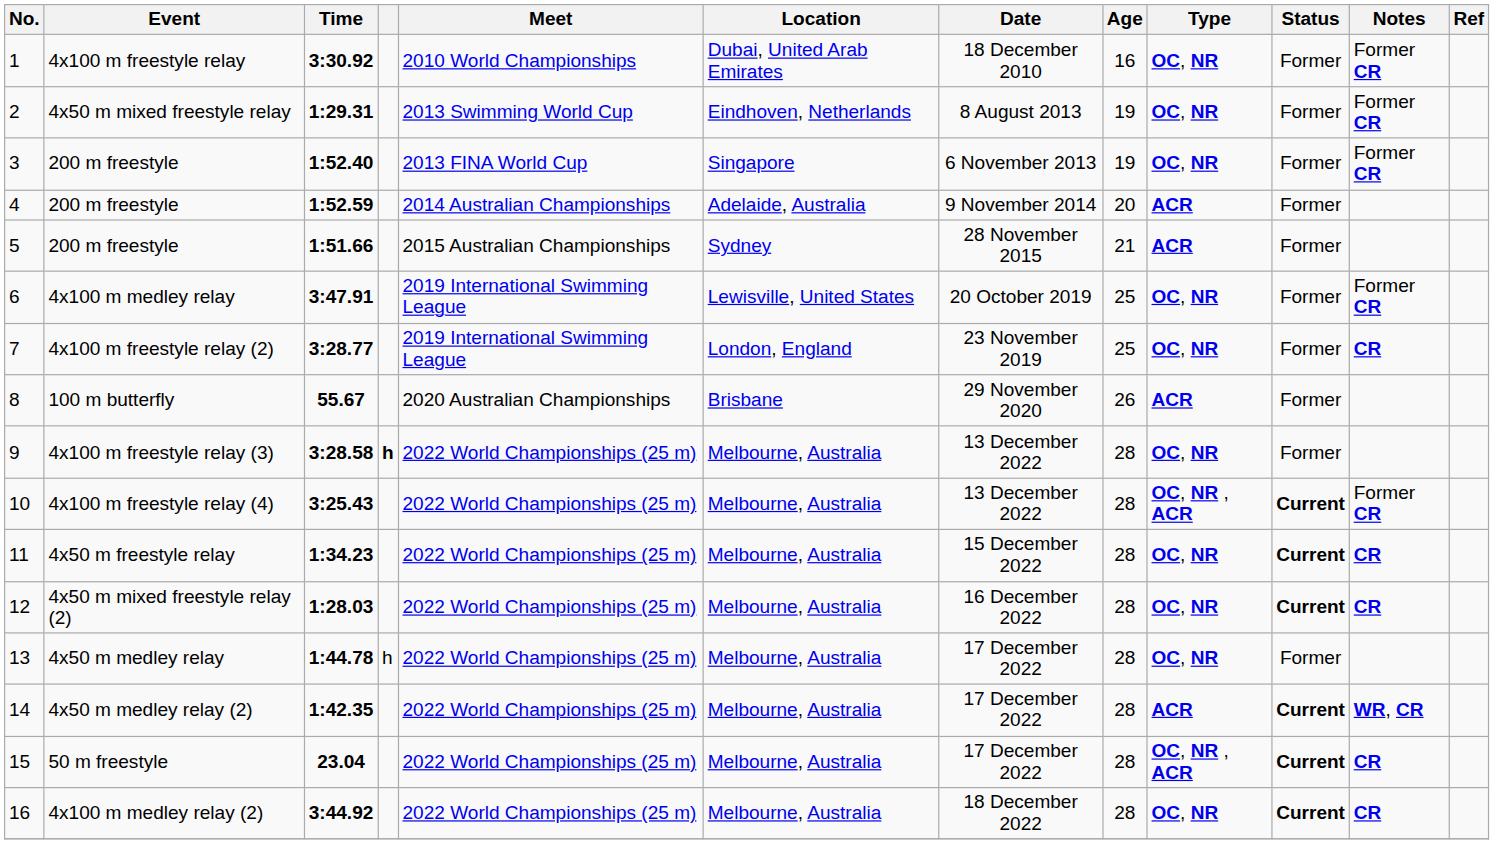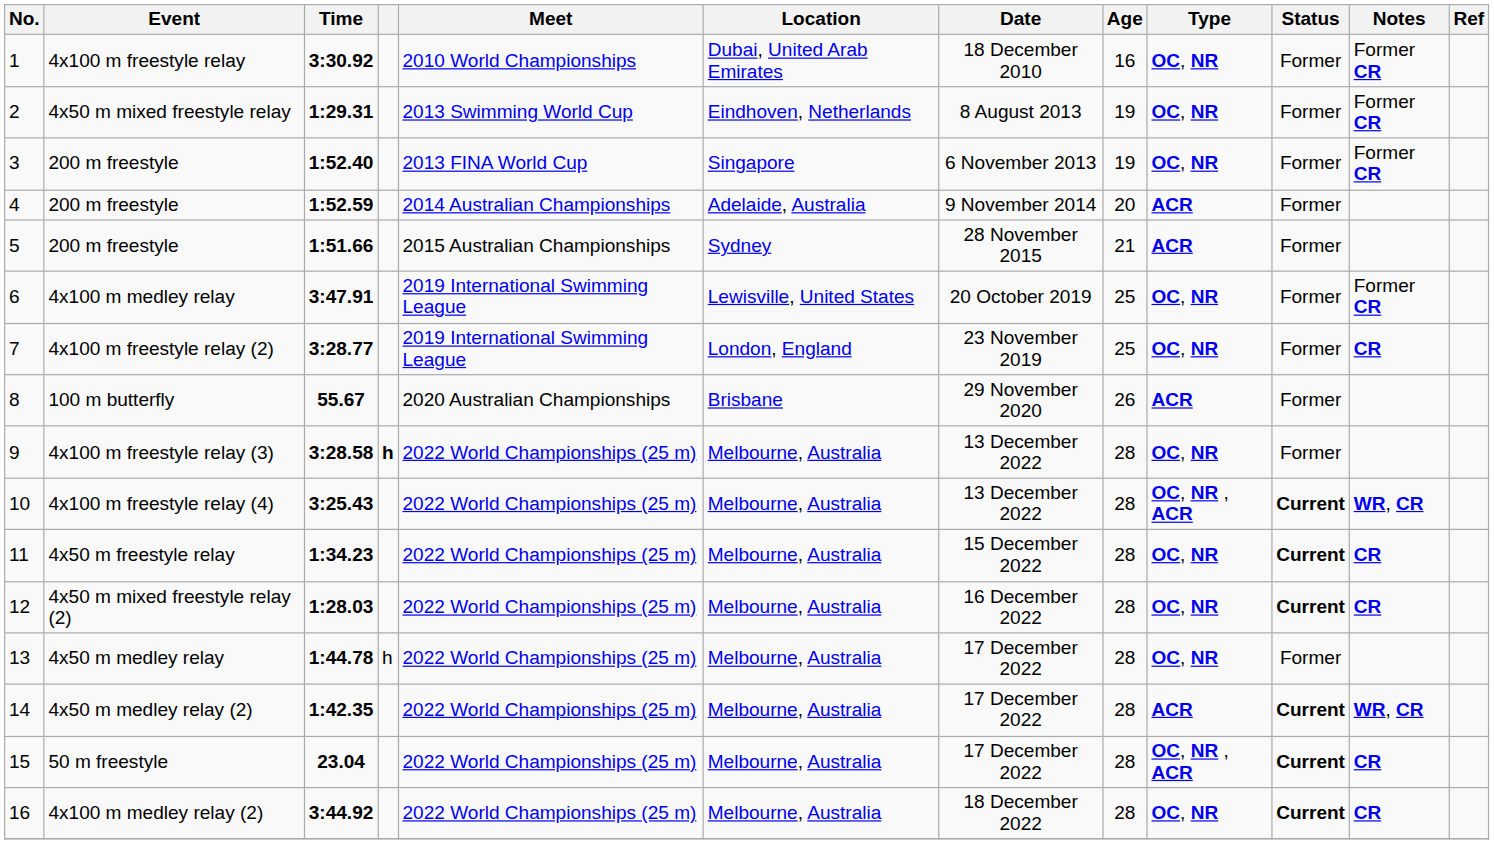(1384, 503) Former CR -> (1389, 503) WR, CR
